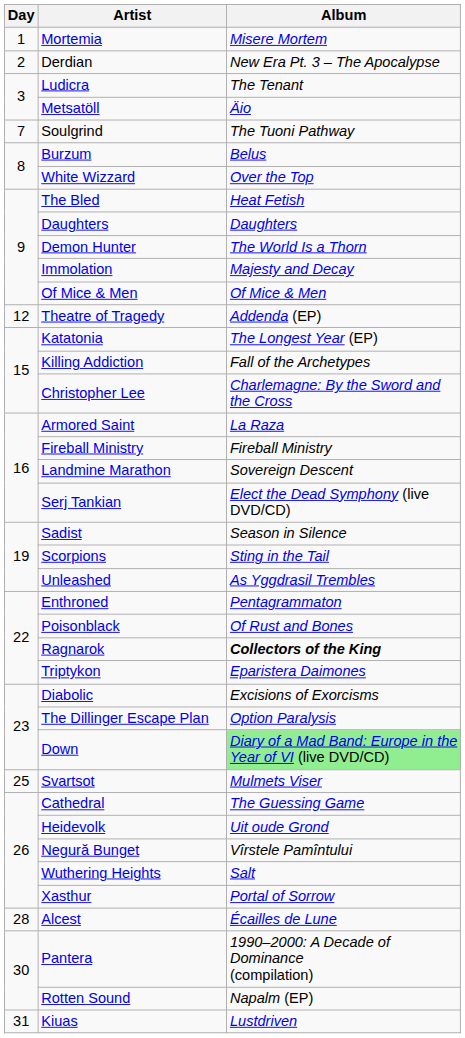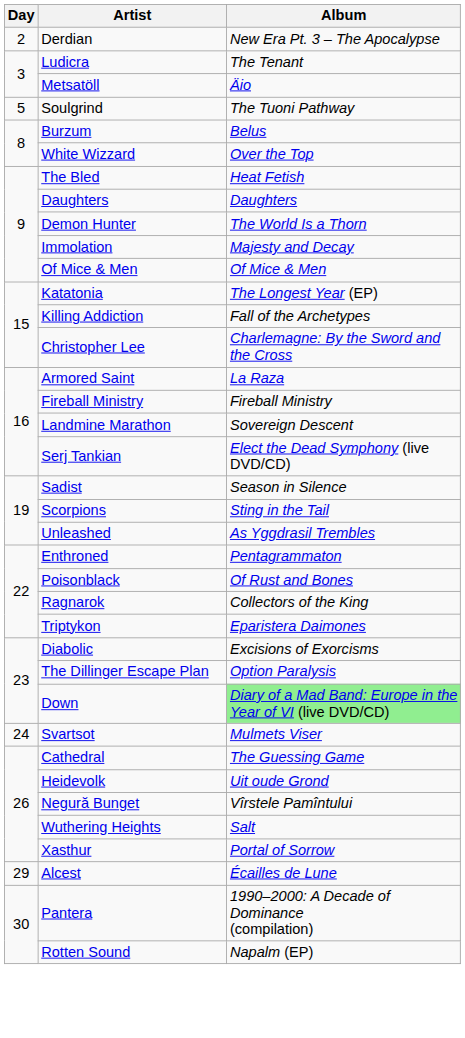- row: (72, 39)
(21, 131) 7 -> (21, 108) 5
- row: (103, 316)
(306, 649) bold -> (299, 602) normal
(21, 781) 25 -> (21, 734) 24
(21, 919) 28 -> (21, 873) 29
- row: (59, 1021)
